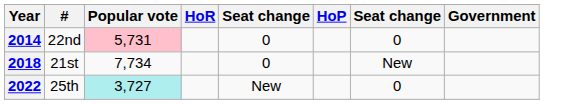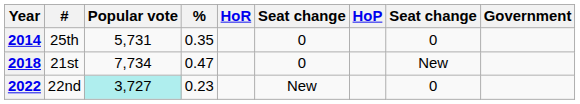+ column: (199, 16)
(64, 39) 22nd -> (64, 39) 25th
(133, 39) pink background -> (133, 39) no background
(64, 87) 25th -> (64, 87) 22nd
